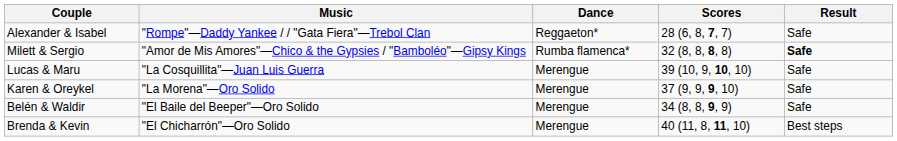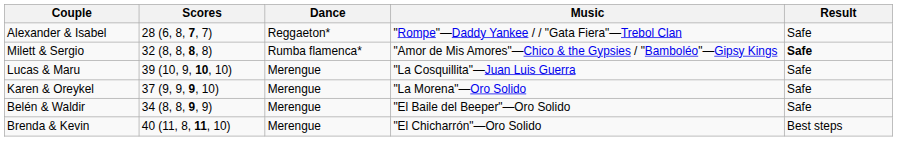columns swapped: (721, 13) <-> (336, 13)
